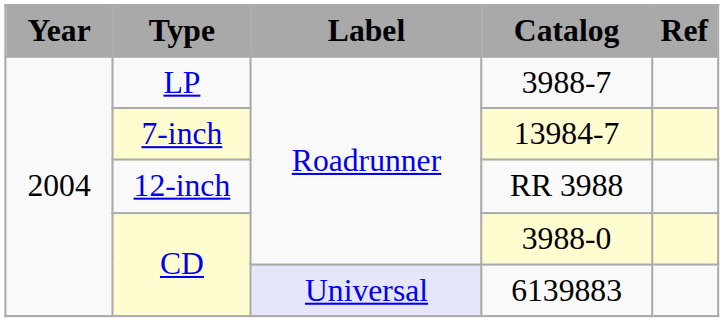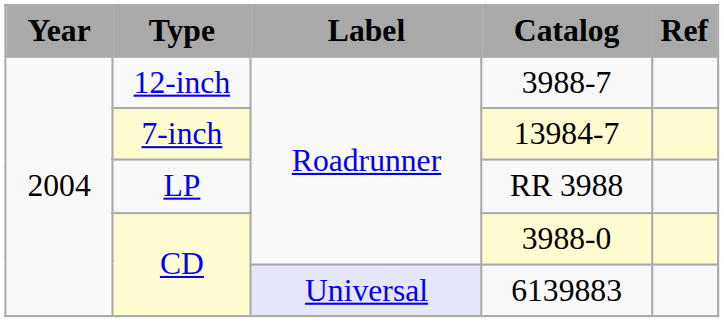(182, 82) LP -> (182, 82) 12-inch
(182, 185) 12-inch -> (182, 185) LP
